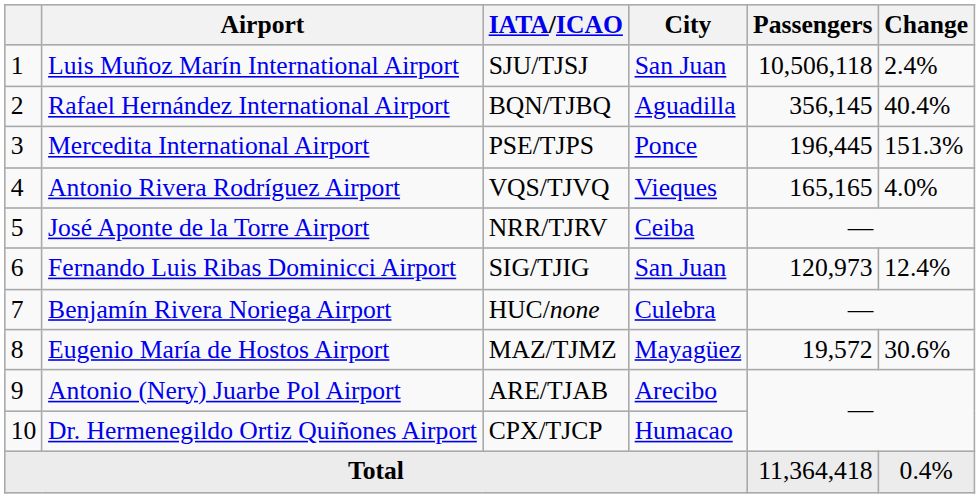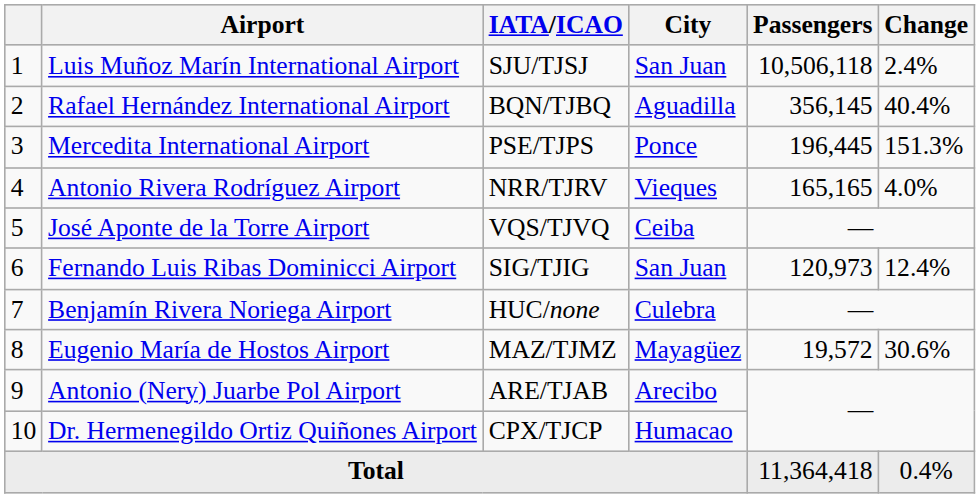(549, 187) VQS/TJVQ -> (548, 187) NRR/TJRV
(548, 227) NRR/TJRV -> (549, 227) VQS/TJVQ
